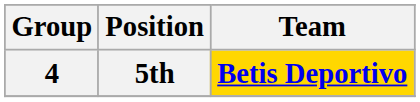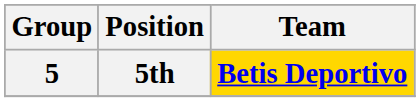(52, 72) 4 -> (52, 72) 5
